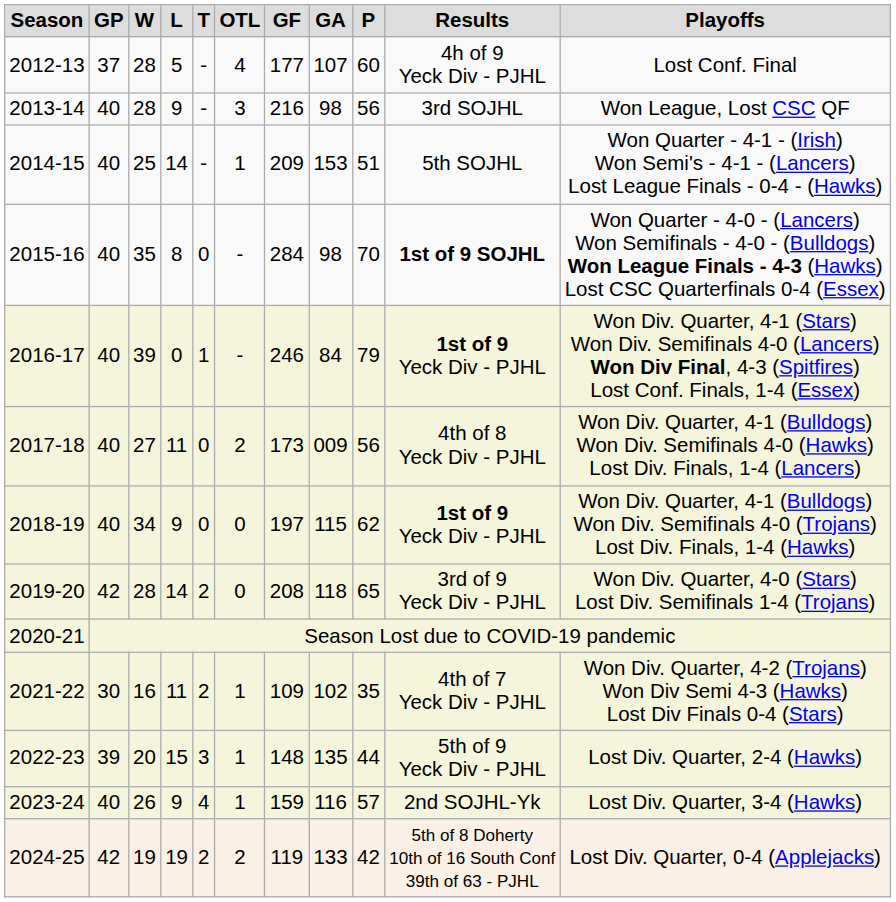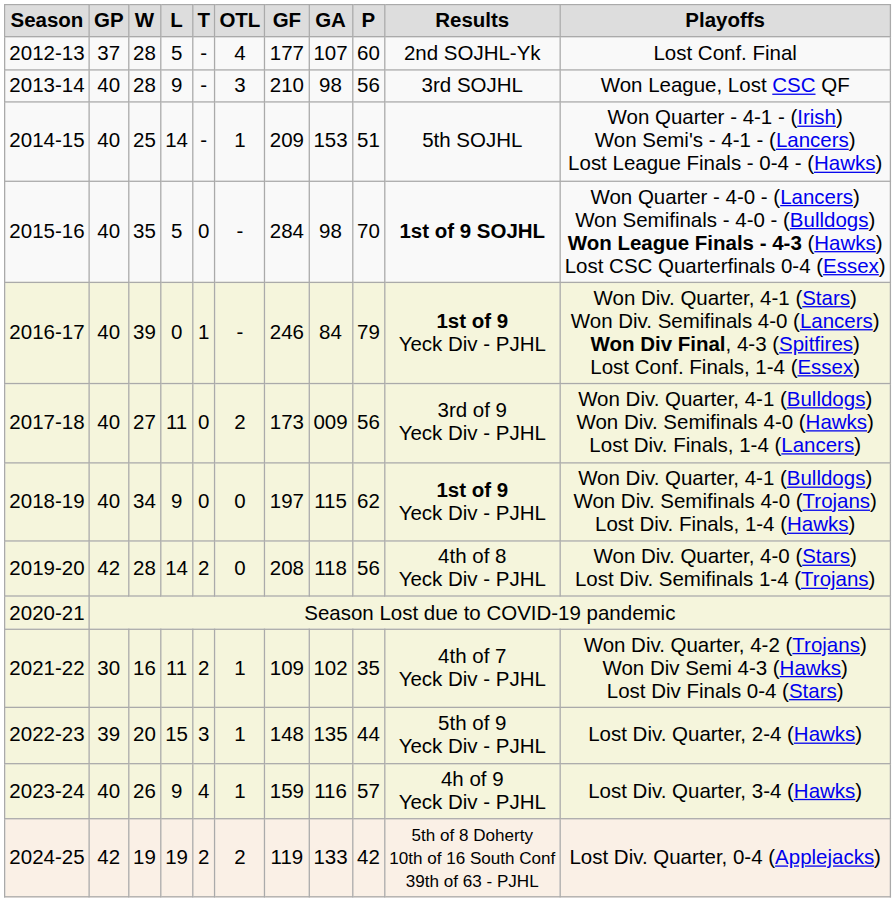(472, 64) 4h of 9 Yeck Div - PJHL -> (472, 53) 2nd SOJHL-Yk
(287, 108) 216 -> (287, 85) 210
(177, 254) 8 -> (177, 231) 5
(472, 446) 4th of 8 Yeck Div - PJHL -> (472, 422) 3rd of 9 Yeck Div - PJHL
(368, 591) 65 -> (368, 568) 56
(472, 591) 3rd of 9 Yeck Div - PJHL -> (472, 568) 4th of 8 Yeck Div - PJHL
(472, 802) 2nd SOJHL-Yk -> (472, 790) 4h of 9 Yeck Div - PJHL
